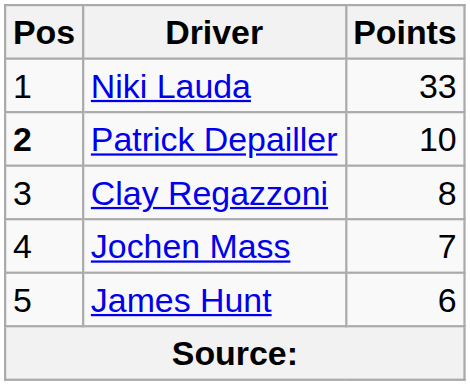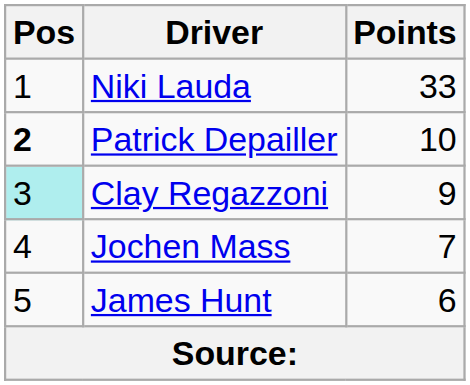(22, 193) no background -> (22, 193) paleturquoise background
(447, 193) 8 -> (447, 193) 9
